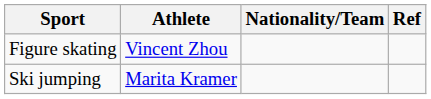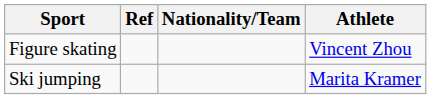columns swapped: (181, 19) <-> (407, 19)
